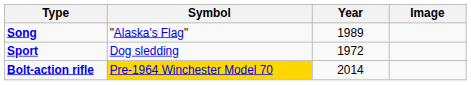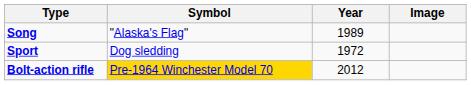(350, 70) 2014 -> (350, 70) 2012
